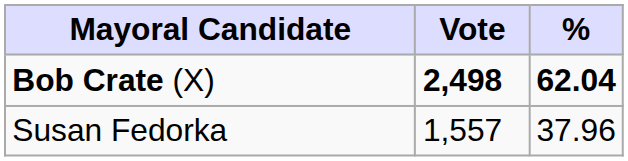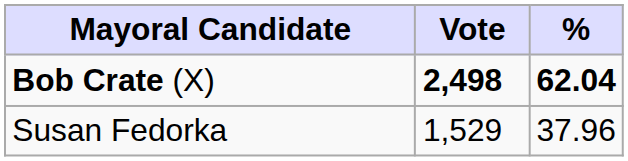(463, 130) 1,557 -> (463, 130) 1,529
